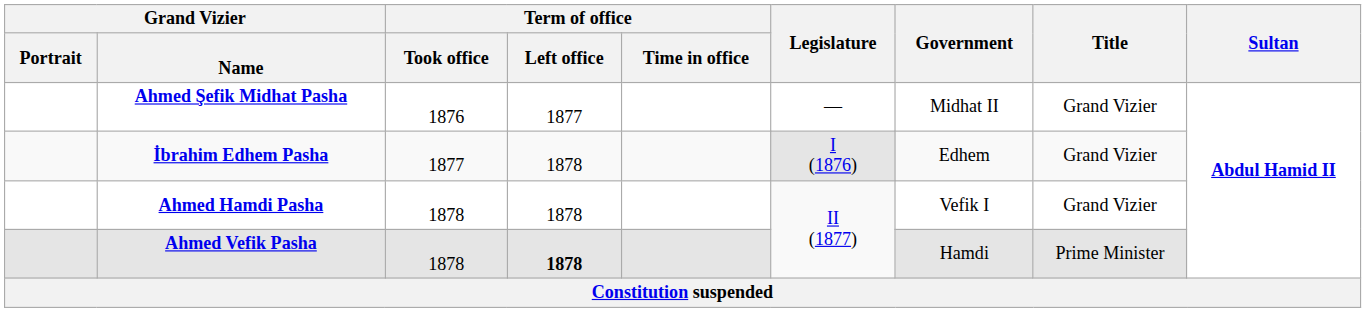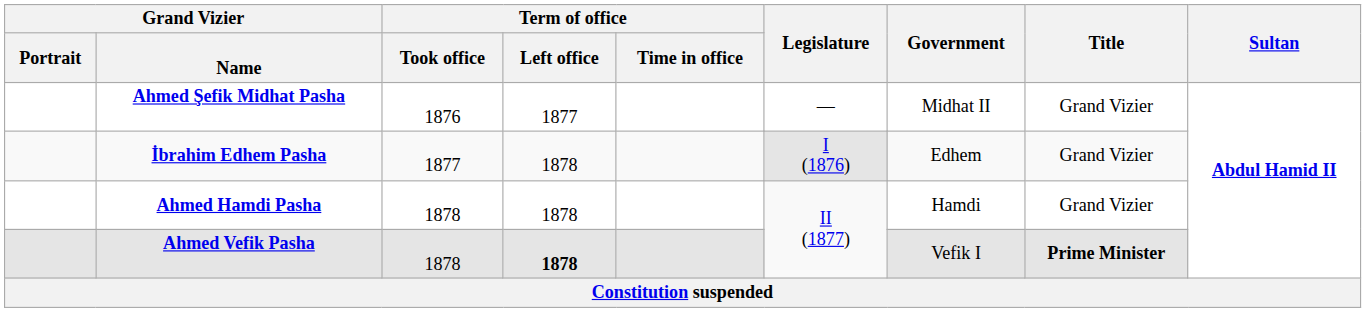(964, 204) Vefik I -> (956, 204) Hamdi
(964, 253) Hamdi -> (956, 253) Vefik I
(1110, 253) normal -> (1106, 253) bold
